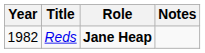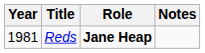(23, 37) 1982 -> (23, 37) 1981
